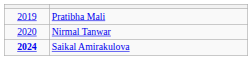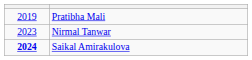(27, 32) 2020 -> (27, 32) 2023
